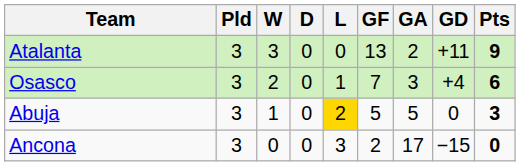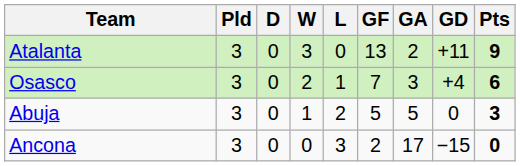columns swapped: (273, 20) <-> (307, 20)
(341, 113) gold background -> (341, 113) no background
